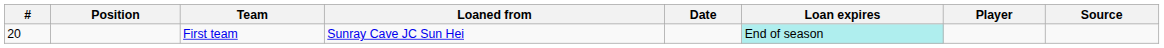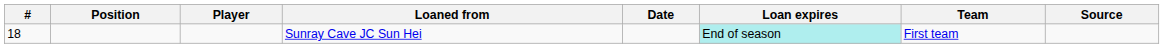columns swapped: (994, 14) <-> (252, 14)
(14, 34) 20 -> (14, 34) 18
